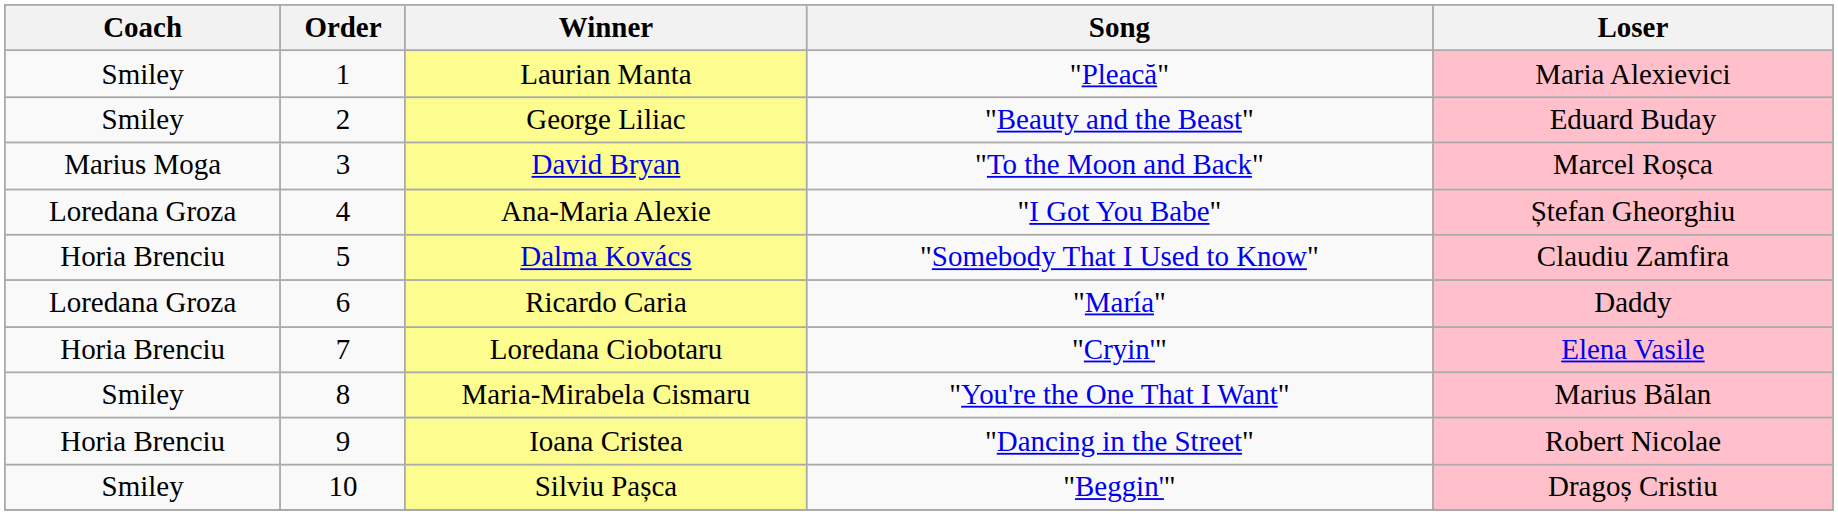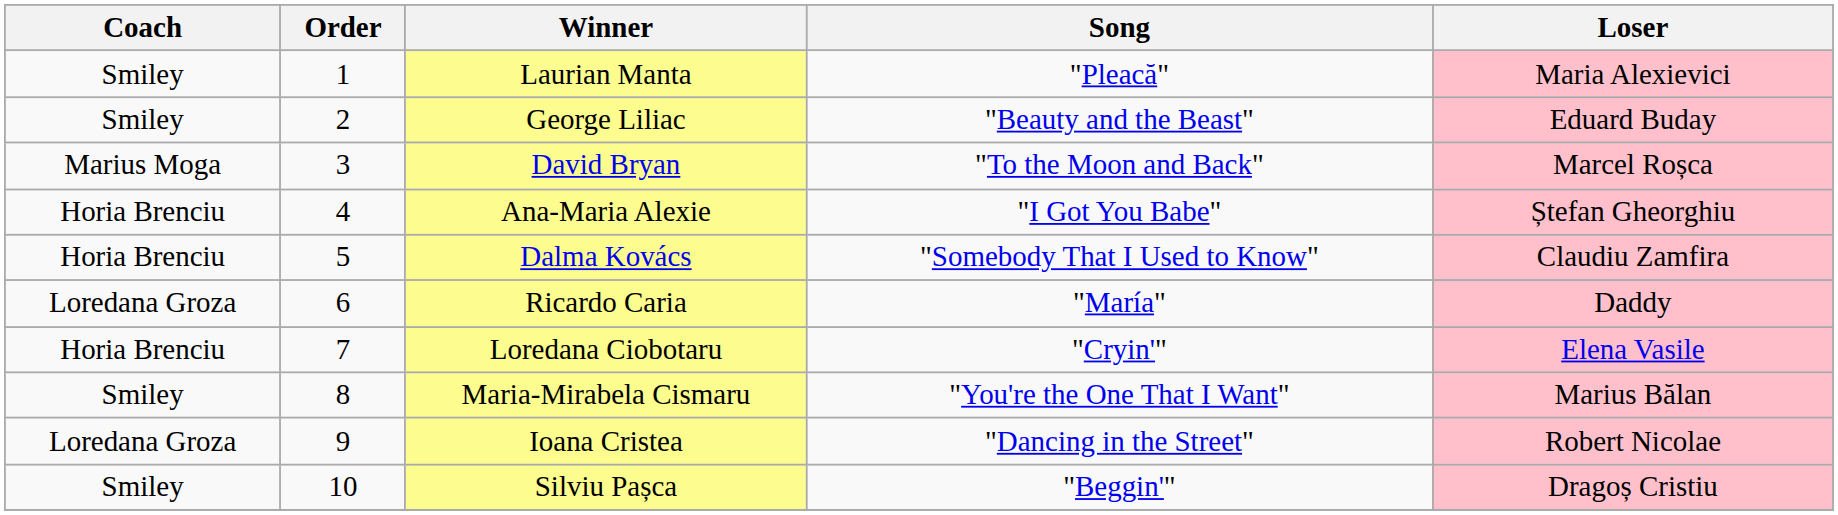(143, 211) Loredana Groza -> (143, 211) Horia Brenciu
(143, 440) Horia Brenciu -> (143, 440) Loredana Groza
